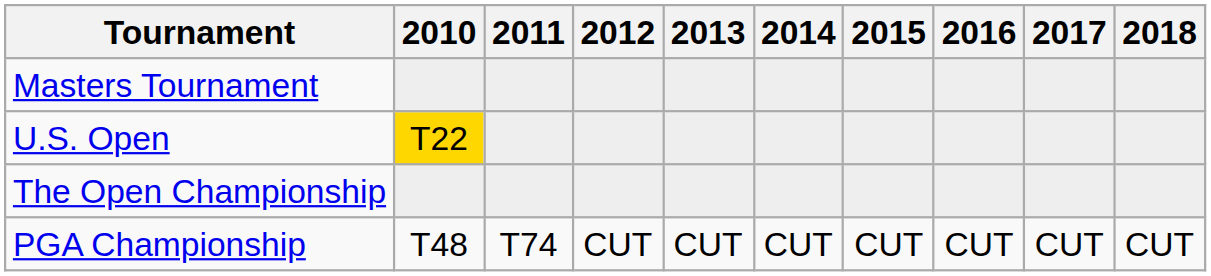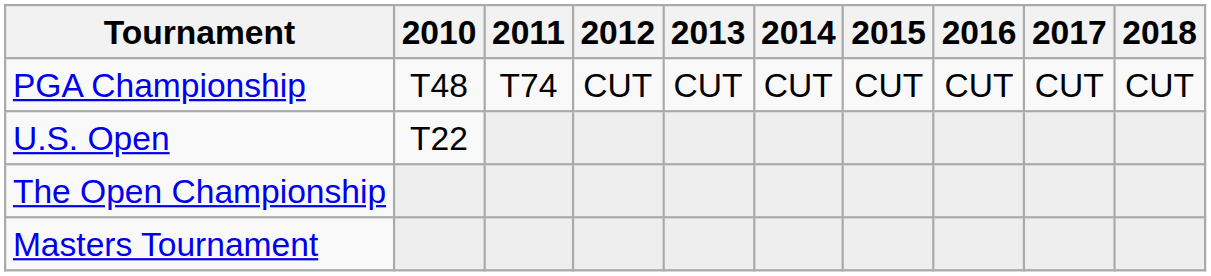rows swapped: (166, 85) <-> (159, 245)
(439, 138) gold background -> (439, 138) no background
